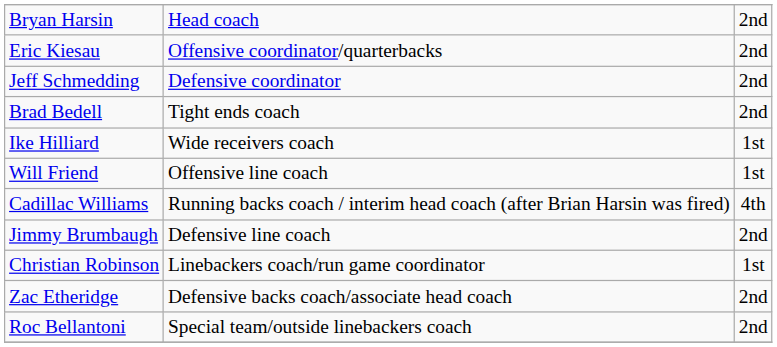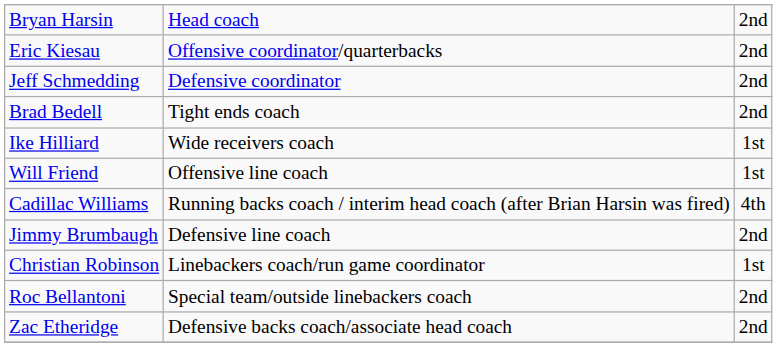rows swapped: (67, 326) <-> (64, 296)
